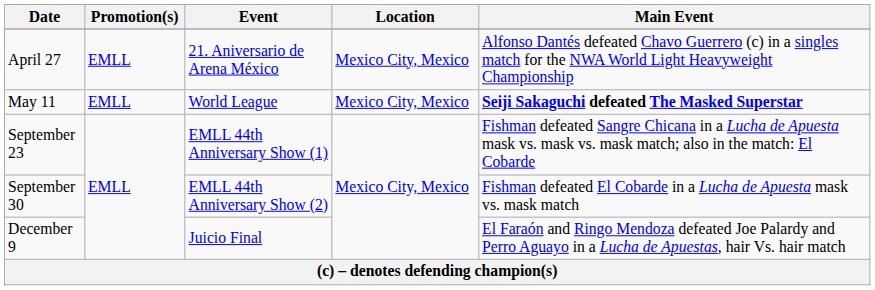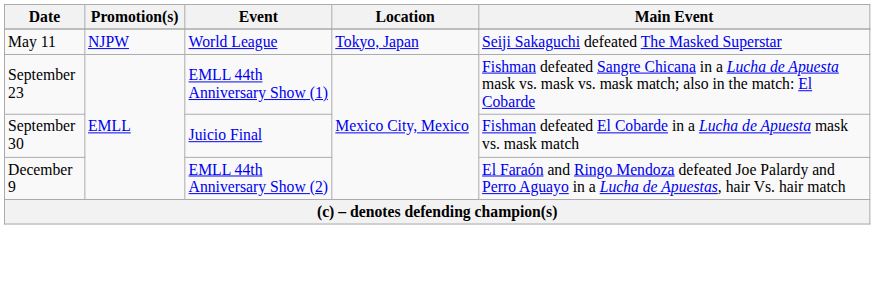- row: (34, 59)
(109, 101) EMLL -> (109, 41) NJPW
(402, 101) Mexico City, Mexico -> (377, 41) Tokyo, Japan
(642, 101) bold -> (632, 41) normal
(258, 195) EMLL 44th Anniversary Show (2) -> (225, 135) Juicio Final
(225, 238) Juicio Final -> (258, 178) EMLL 44th Anniversary Show (2)
